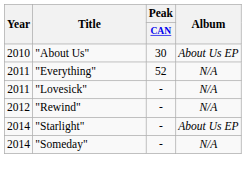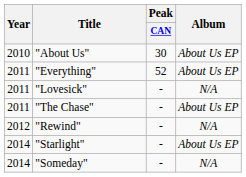(208, 71) N/A -> (208, 71) About Us EP
+ row: (65, 108)
